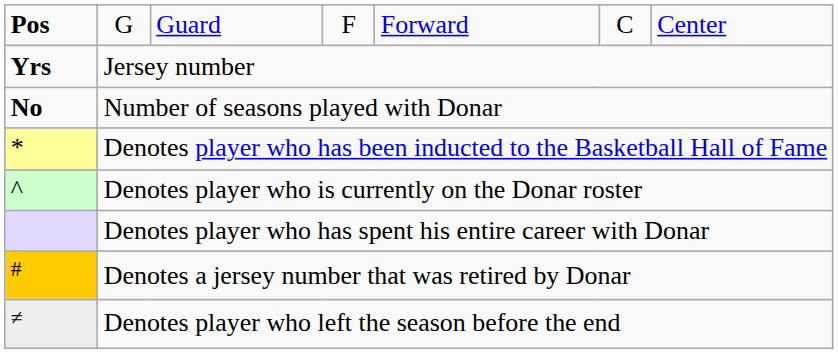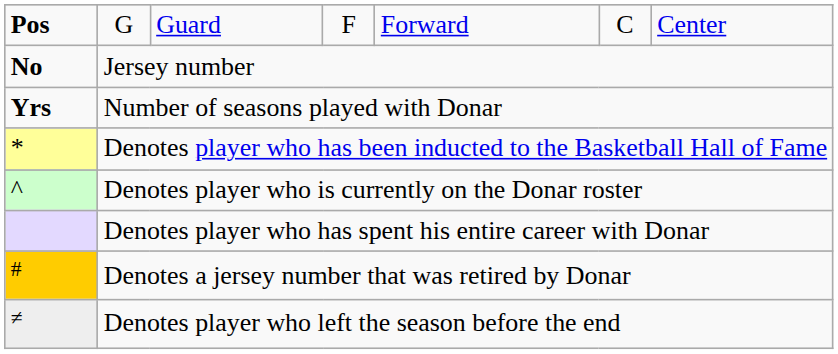(31, 66) Yrs -> (27, 66) No
(27, 107) No -> (31, 107) Yrs
